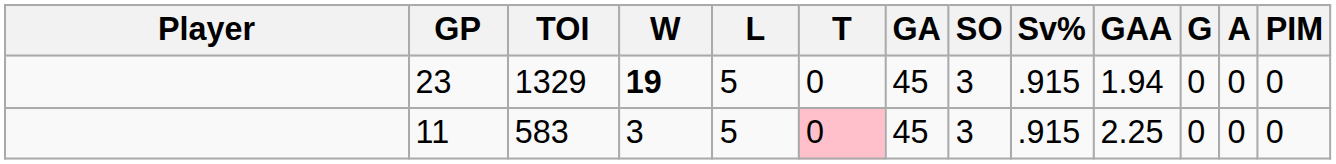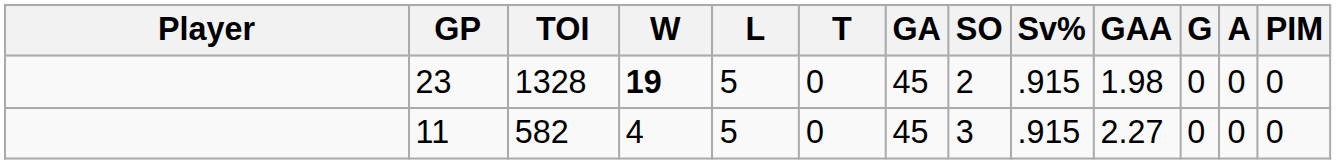(551, 81) 1329 -> (551, 81) 1328
(965, 81) 3 -> (965, 81) 2
(1132, 81) 1.94 -> (1132, 81) 1.98
(542, 132) 583 -> (542, 132) 582
(635, 132) 3 -> (635, 132) 4
(815, 132) pink background -> (815, 132) no background
(1132, 132) 2.25 -> (1132, 132) 2.27
